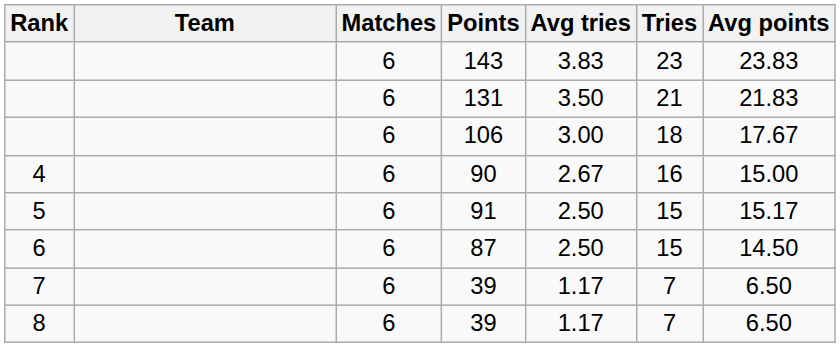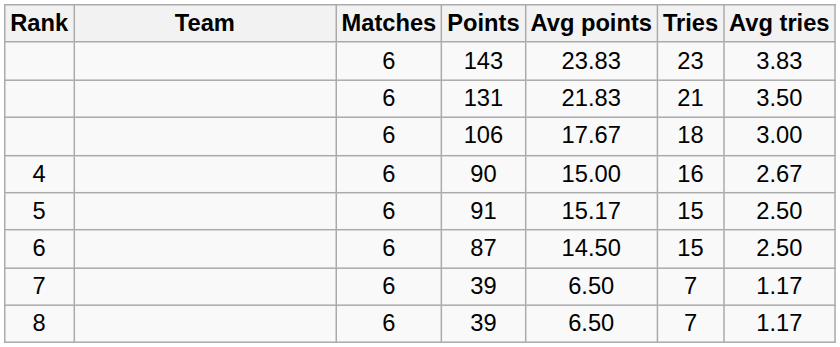columns swapped: (769, 23) <-> (581, 23)
